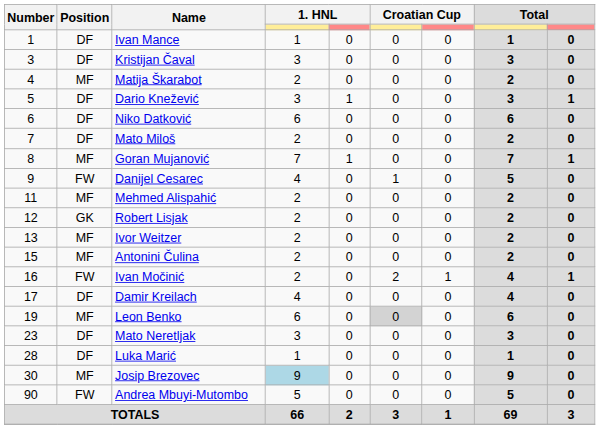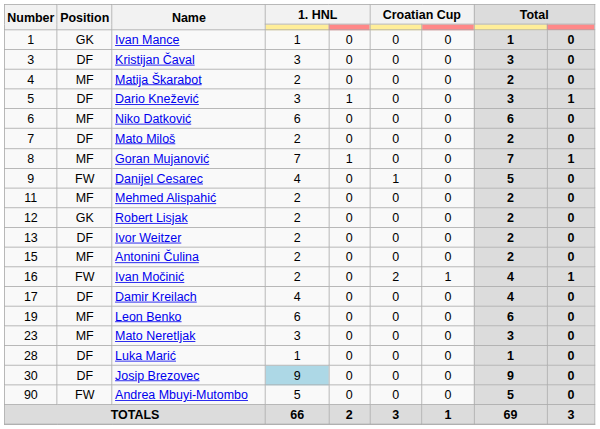(85, 40) DF -> (85, 40) GK
(85, 119) DF -> (85, 119) MF
(85, 237) MF -> (85, 237) DF
(396, 316) lightgrey background -> (396, 316) no background
(85, 336) DF -> (85, 336) MF
(85, 375) MF -> (85, 375) DF
